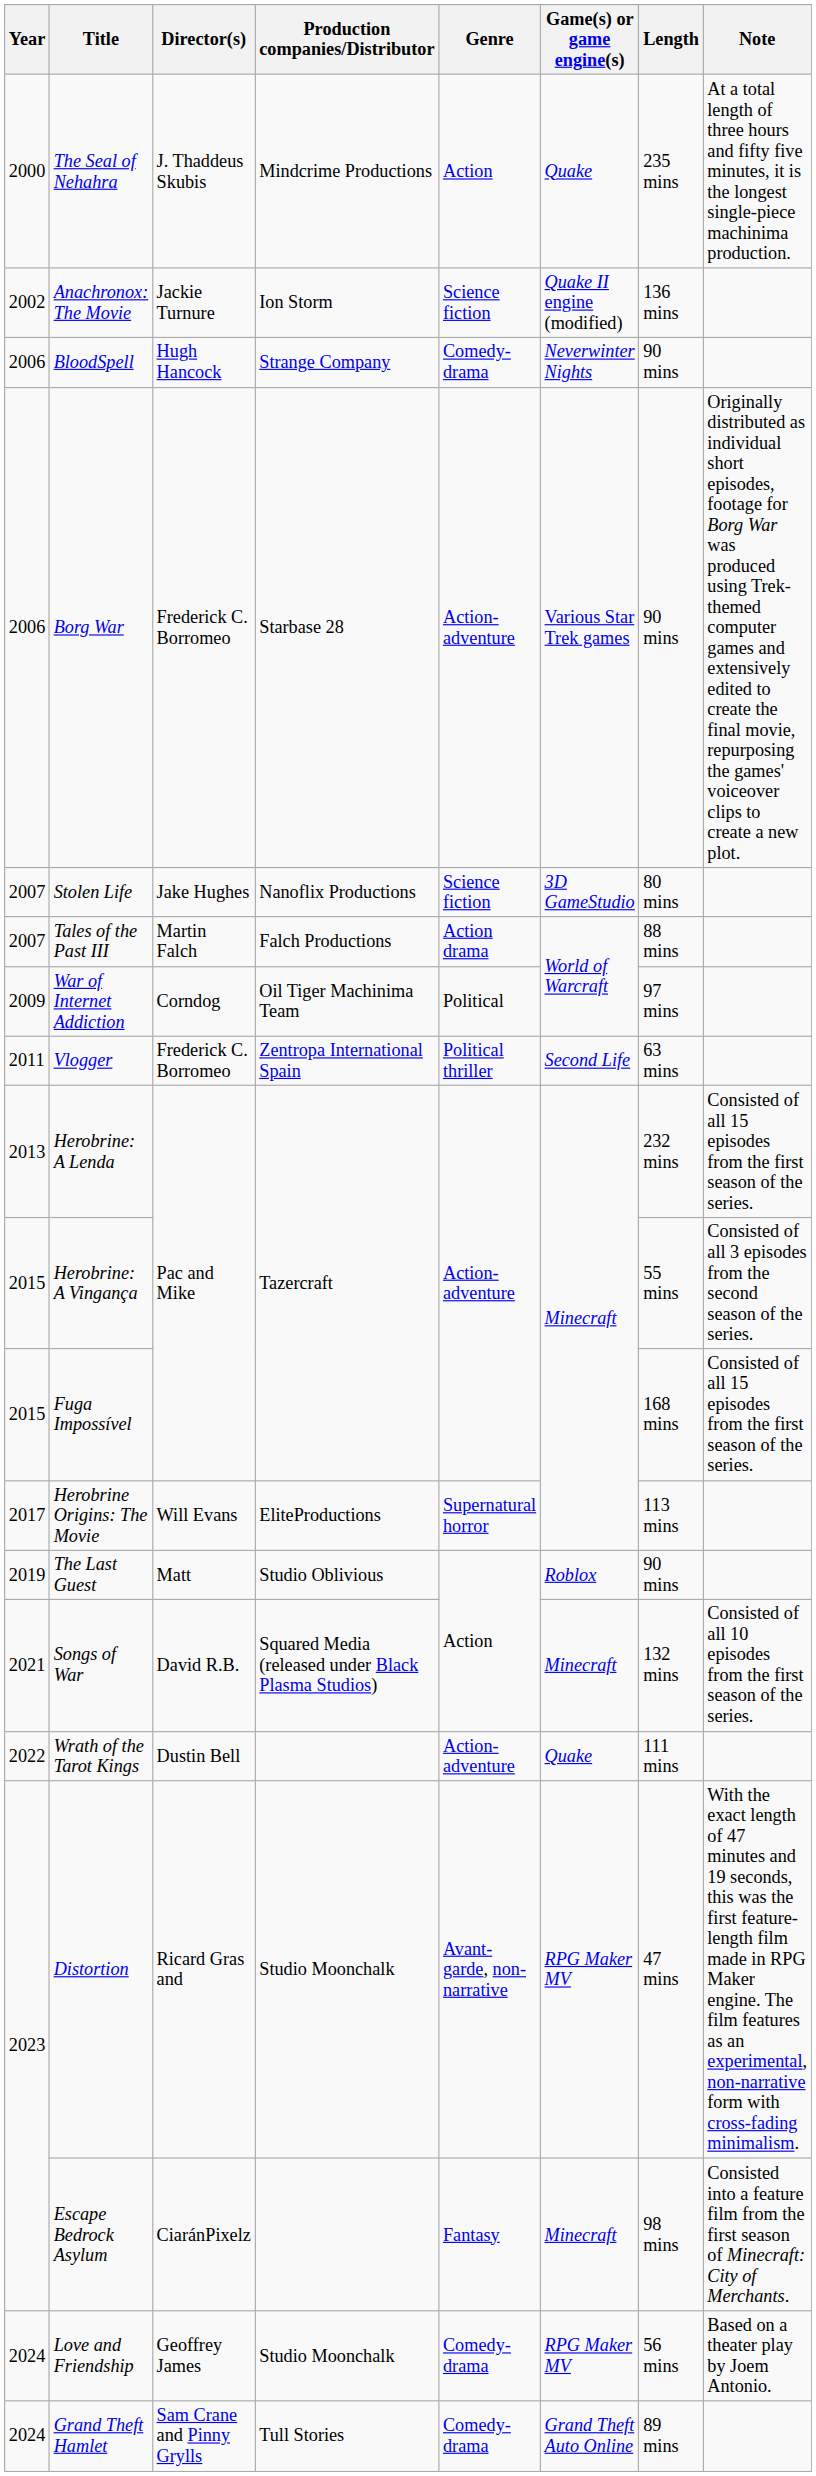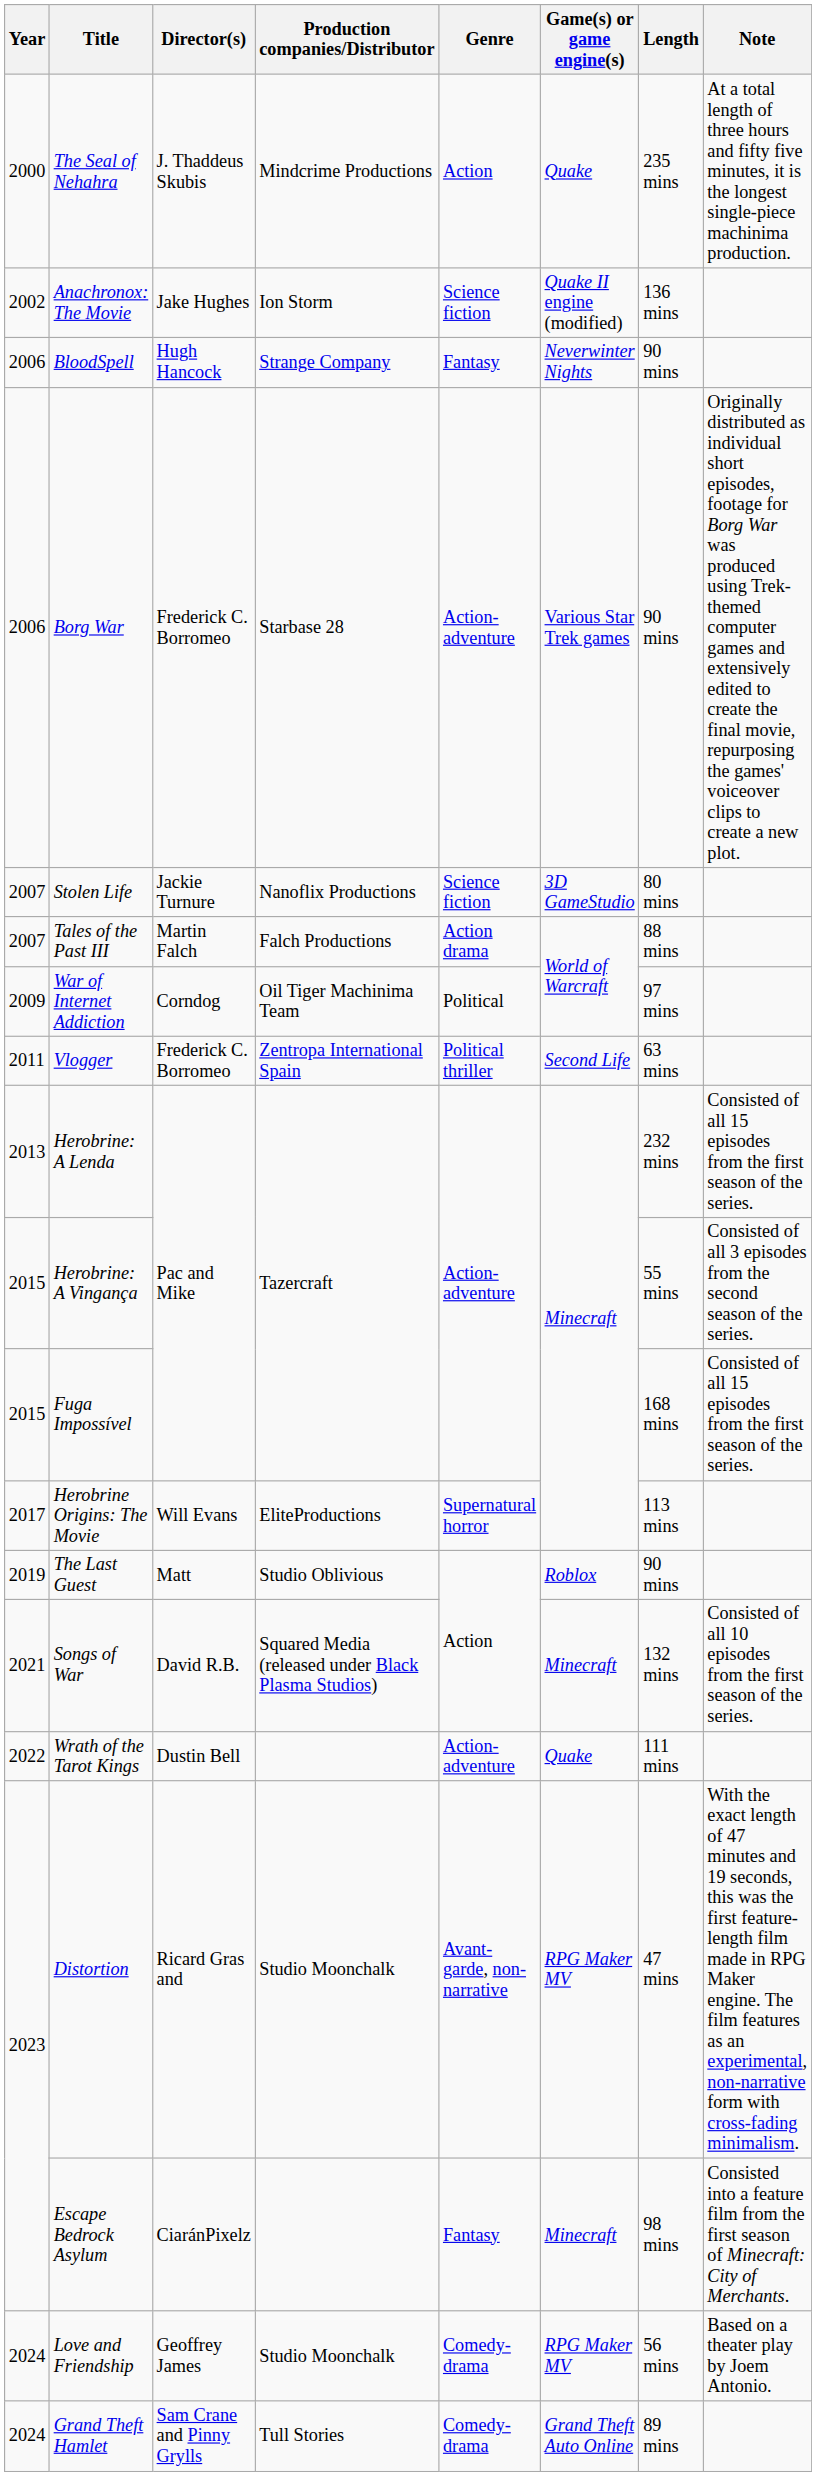(186, 302) Jackie Turnure -> (203, 302) Jake Hughes
(477, 362) Comedy-drama -> (471, 362) Fantasy
(203, 892) Jake Hughes -> (186, 892) Jackie Turnure
